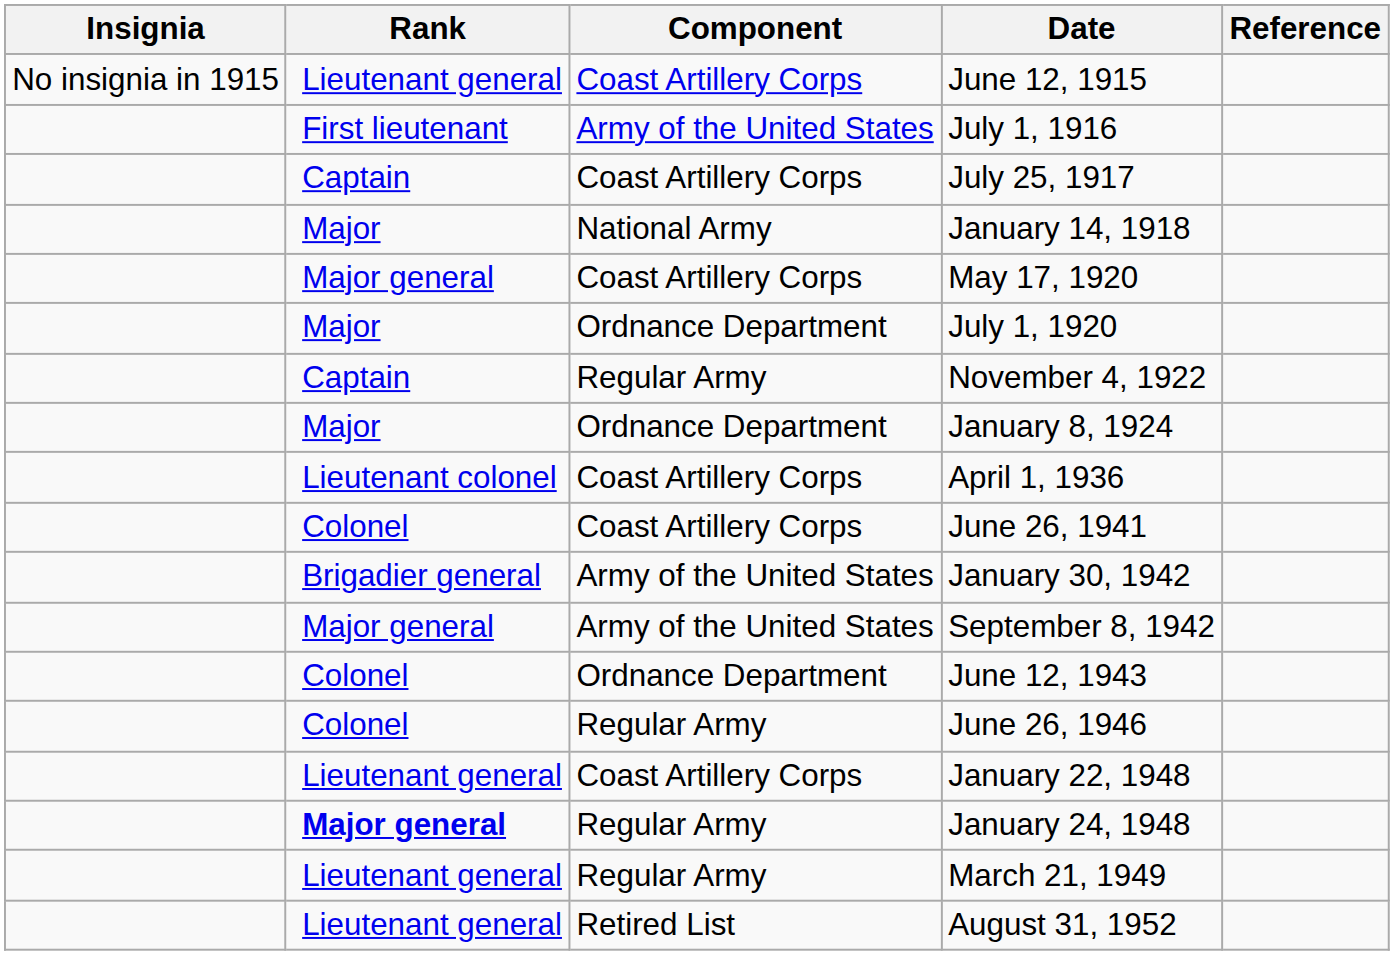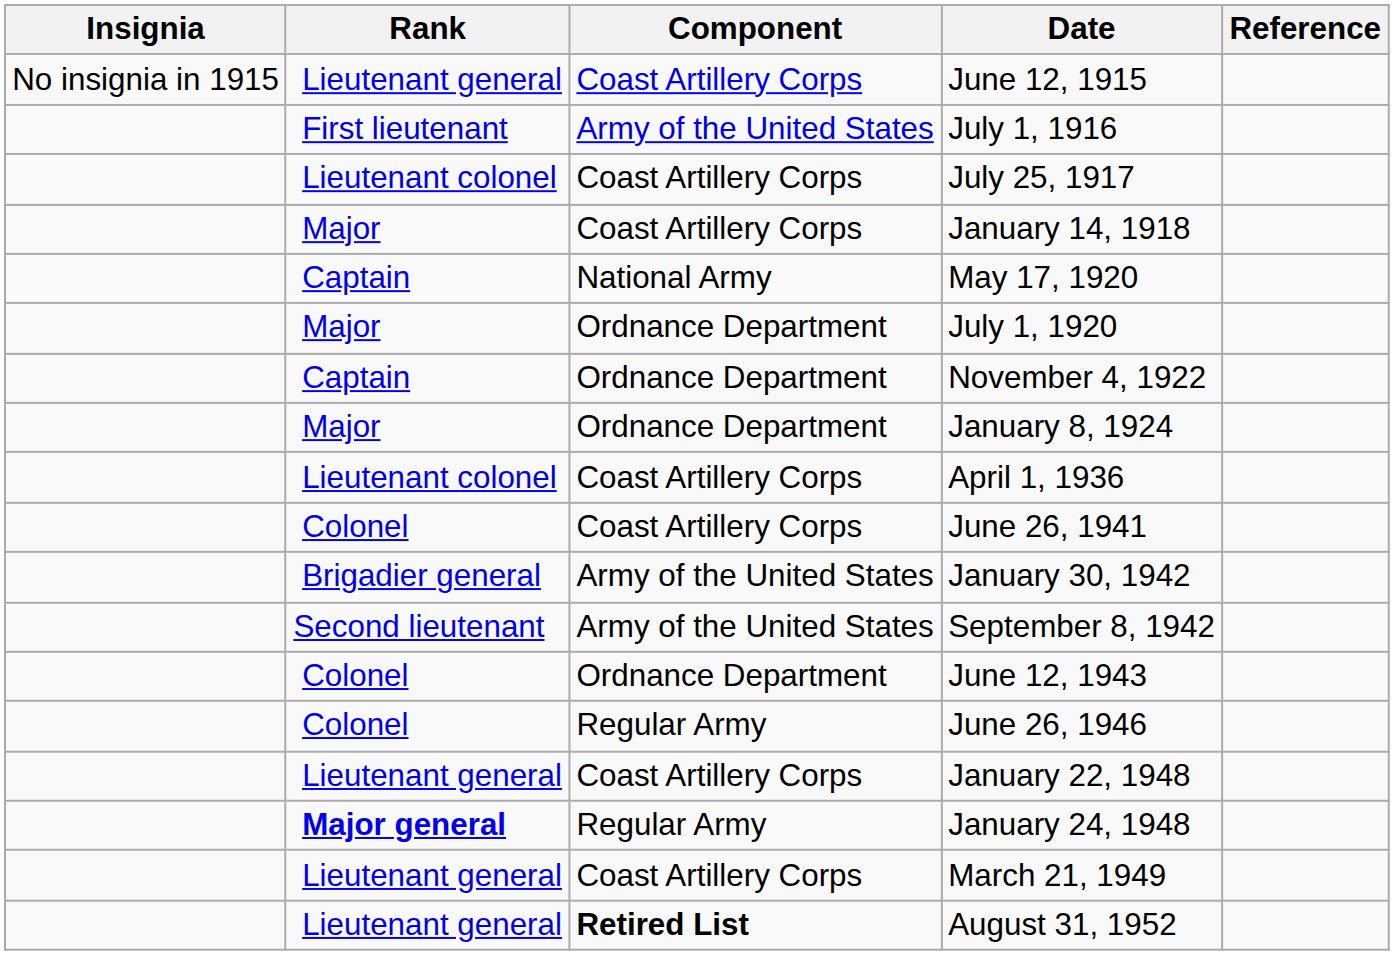(352, 178) Captain -> (425, 178) Lieutenant colonel
(674, 228) National Army -> (719, 228) Coast Artillery Corps
(394, 278) Major general -> (352, 278) Captain
(719, 278) Coast Artillery Corps -> (674, 278) National Army
(671, 377) Regular Army -> (732, 377) Ordnance Department
(394, 626) Major general -> (419, 626) Second lieutenant
(671, 874) Regular Army -> (719, 874) Coast Artillery Corps
(656, 924) normal -> (663, 924) bold
